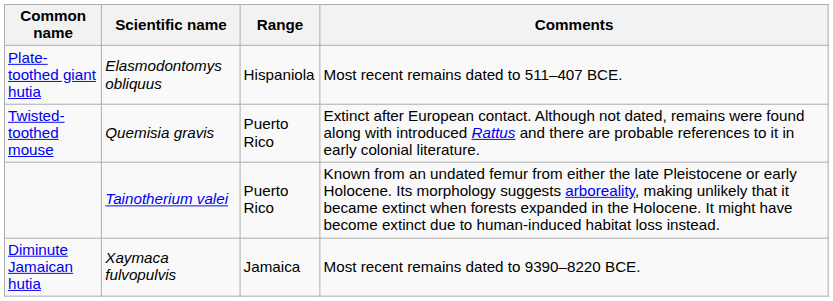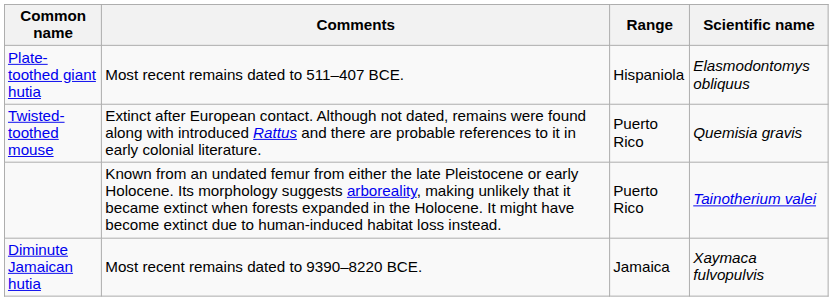columns swapped: (171, 25) <-> (574, 25)
